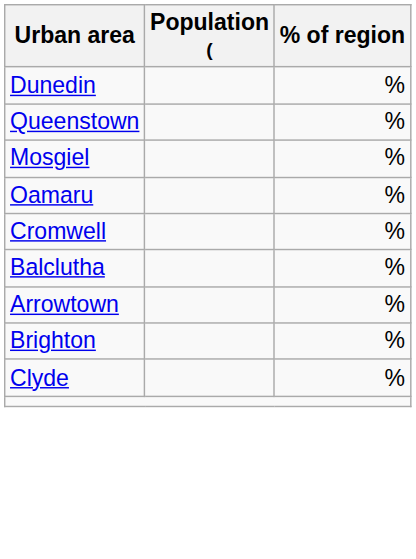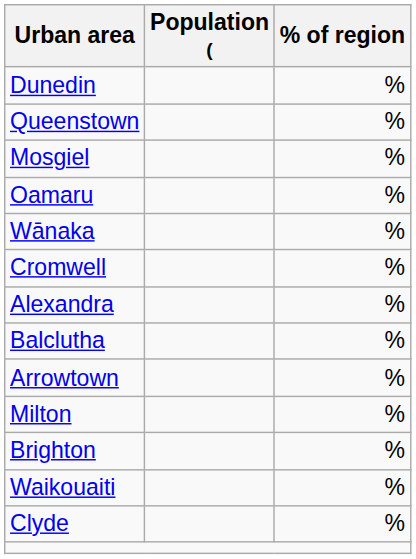+ row: (52, 231)
+ row: (62, 304)
+ row: (41, 414)
+ row: (63, 487)
